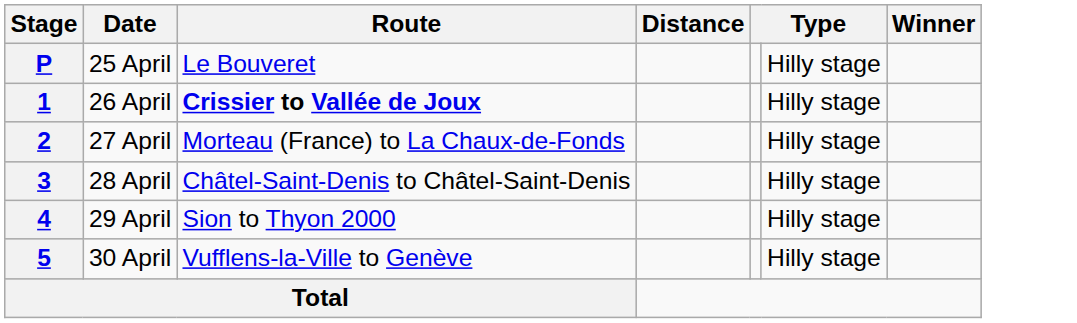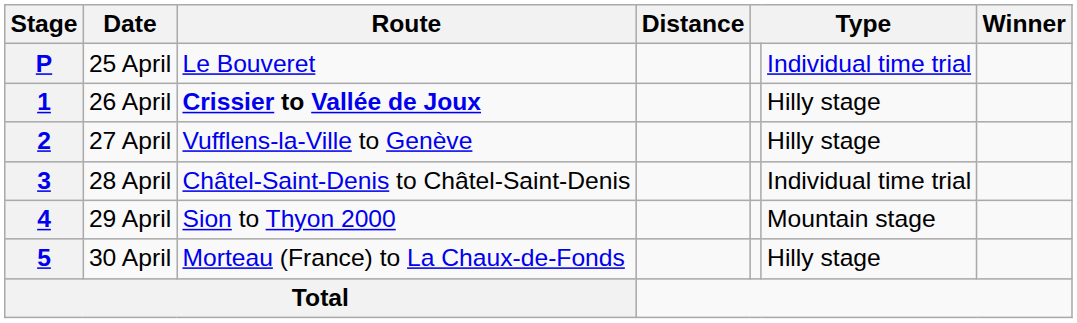(824, 63) Hilly stage -> (869, 63) Individual time trial
(404, 141) Morteau (France) to La Chaux-de-Fonds -> (327, 141) Vufflens-la-Ville to Genève
(824, 180) Hilly stage -> (869, 180) Individual time trial
(824, 219) Hilly stage -> (851, 219) Mountain stage
(327, 258) Vufflens-la-Ville to Genève -> (404, 258) Morteau (France) to La Chaux-de-Fonds
